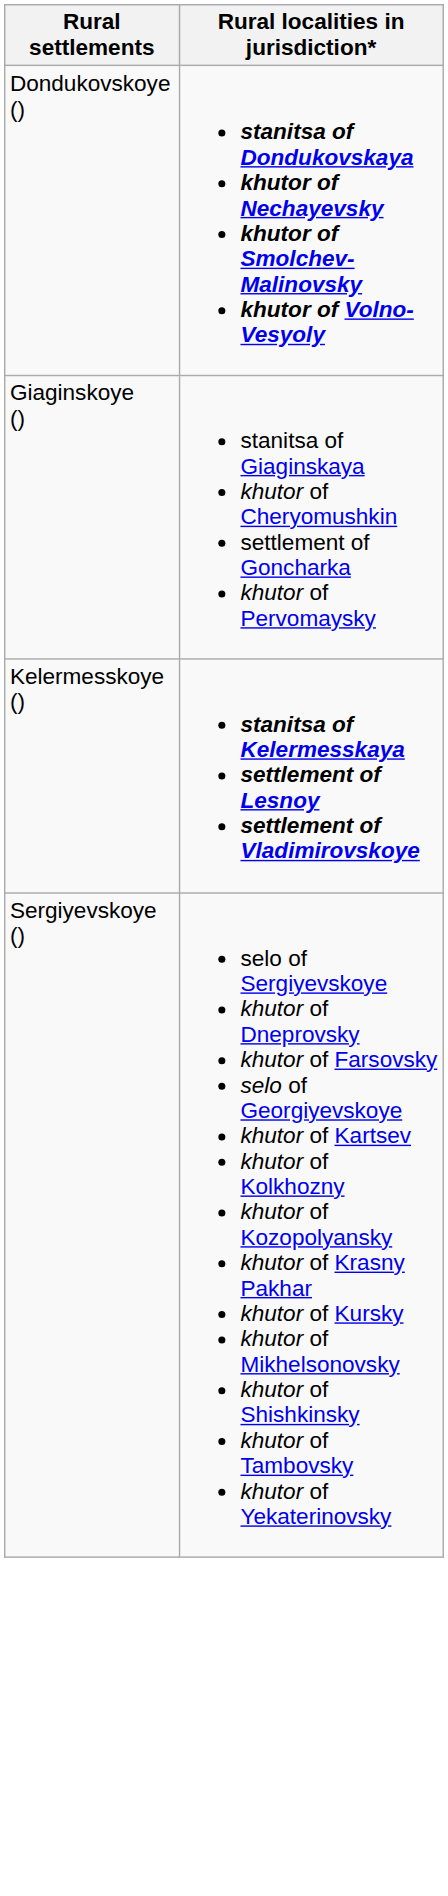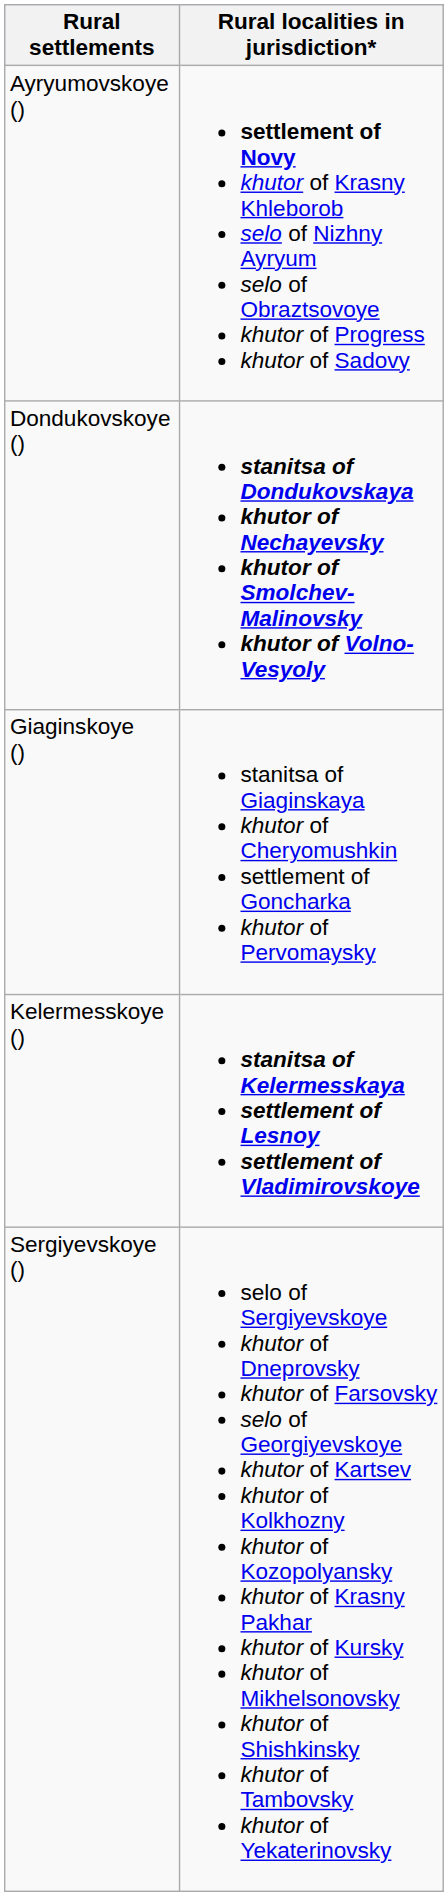+ row: (89, 96)
